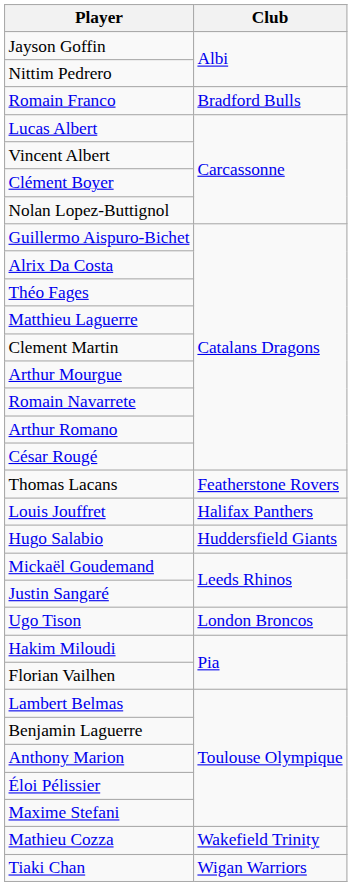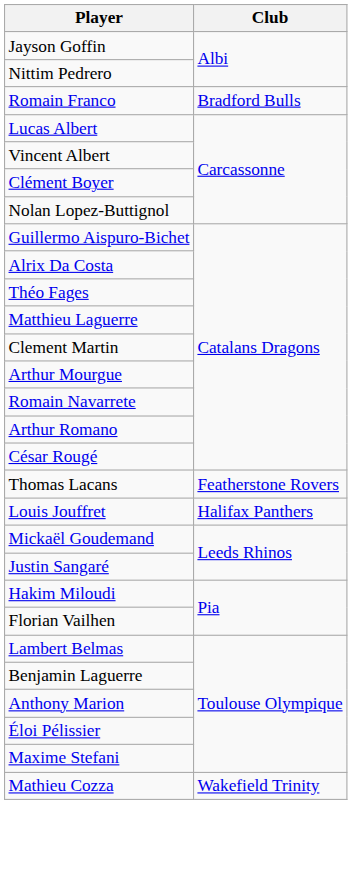- row: (56, 538)
- row: (45, 621)
- row: (47, 867)
